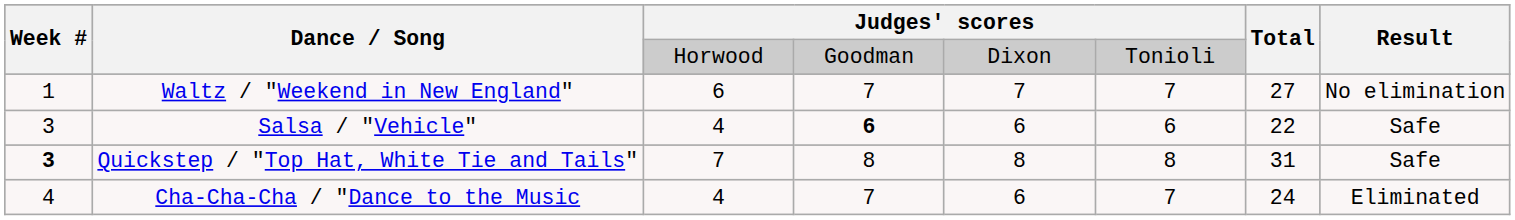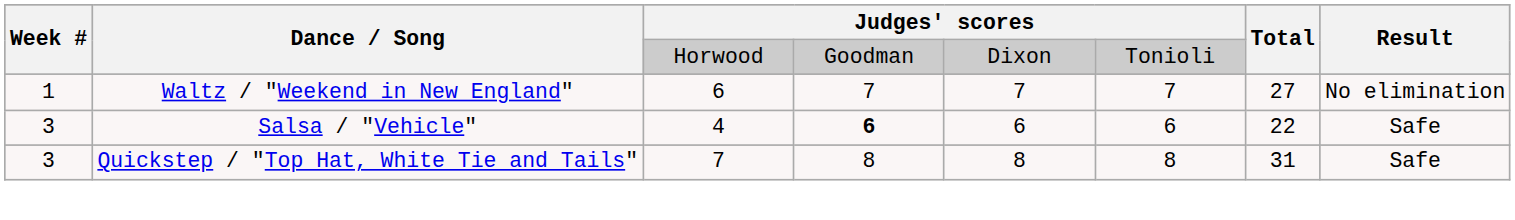(49, 162) bold -> (49, 162) normal
- row: (368, 197)
